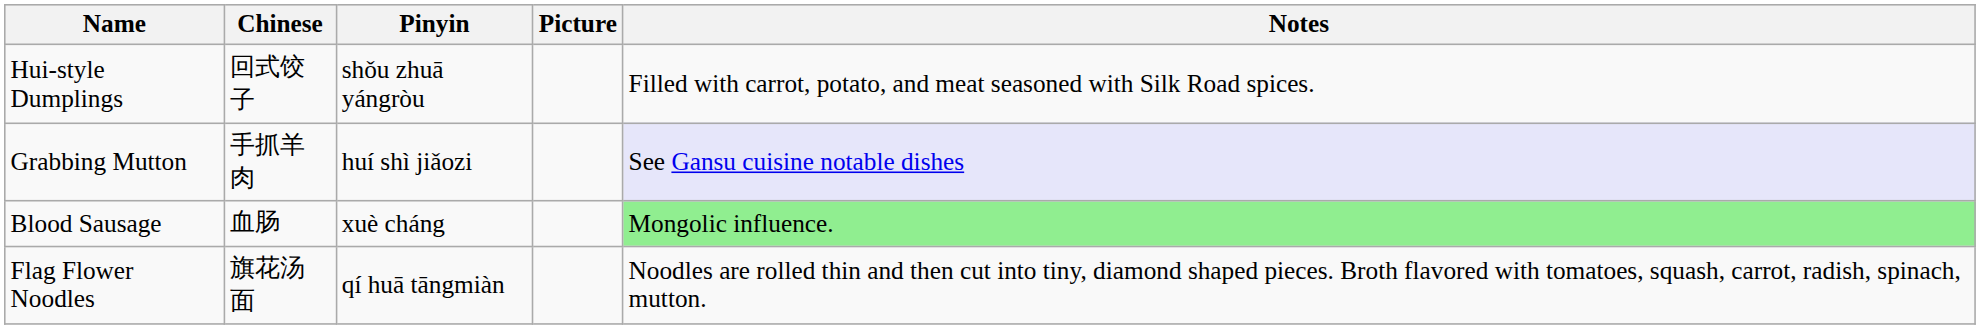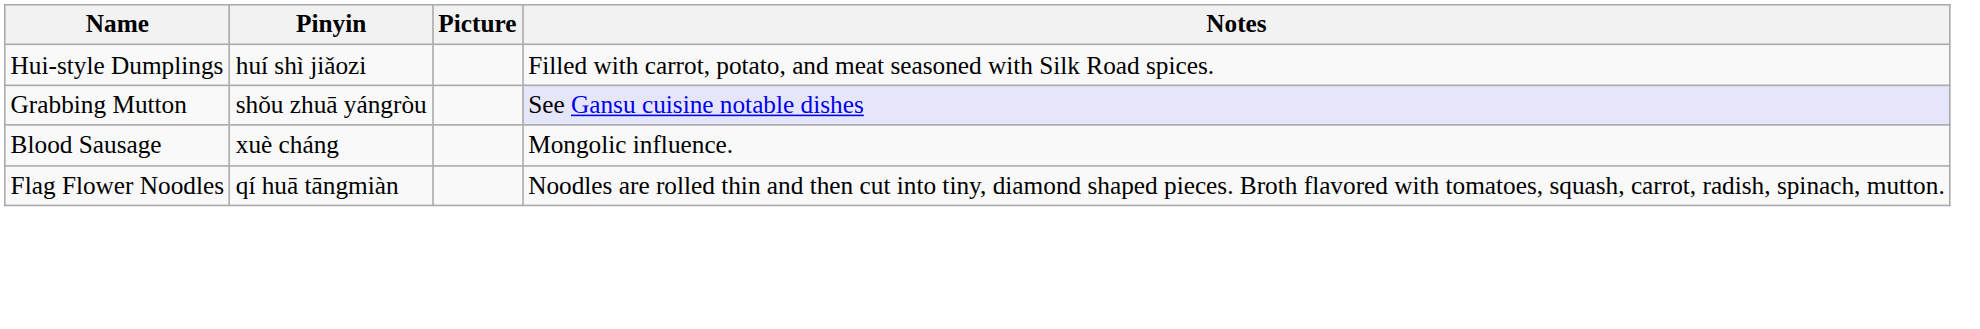- column: (280, 24)
(393, 83) shǒu zhuā yángròu -> (301, 64) huí shì jiǎozi
(407, 161) huí shì jiǎozi -> (331, 104) shǒu zhuā yángròu
(731, 223) lightgreen background -> (631, 144) no background
